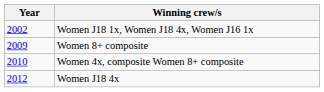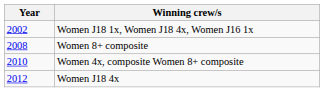(17, 45) 2009 -> (17, 45) 2008
